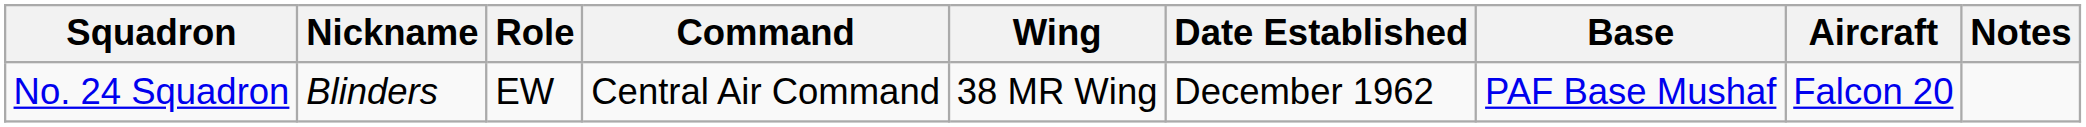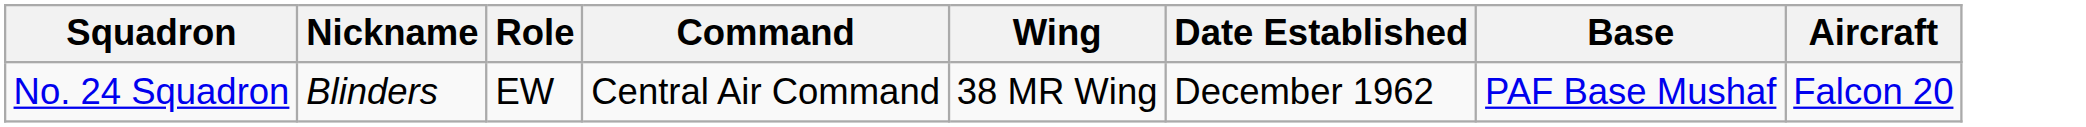- column: (2021, 33)
